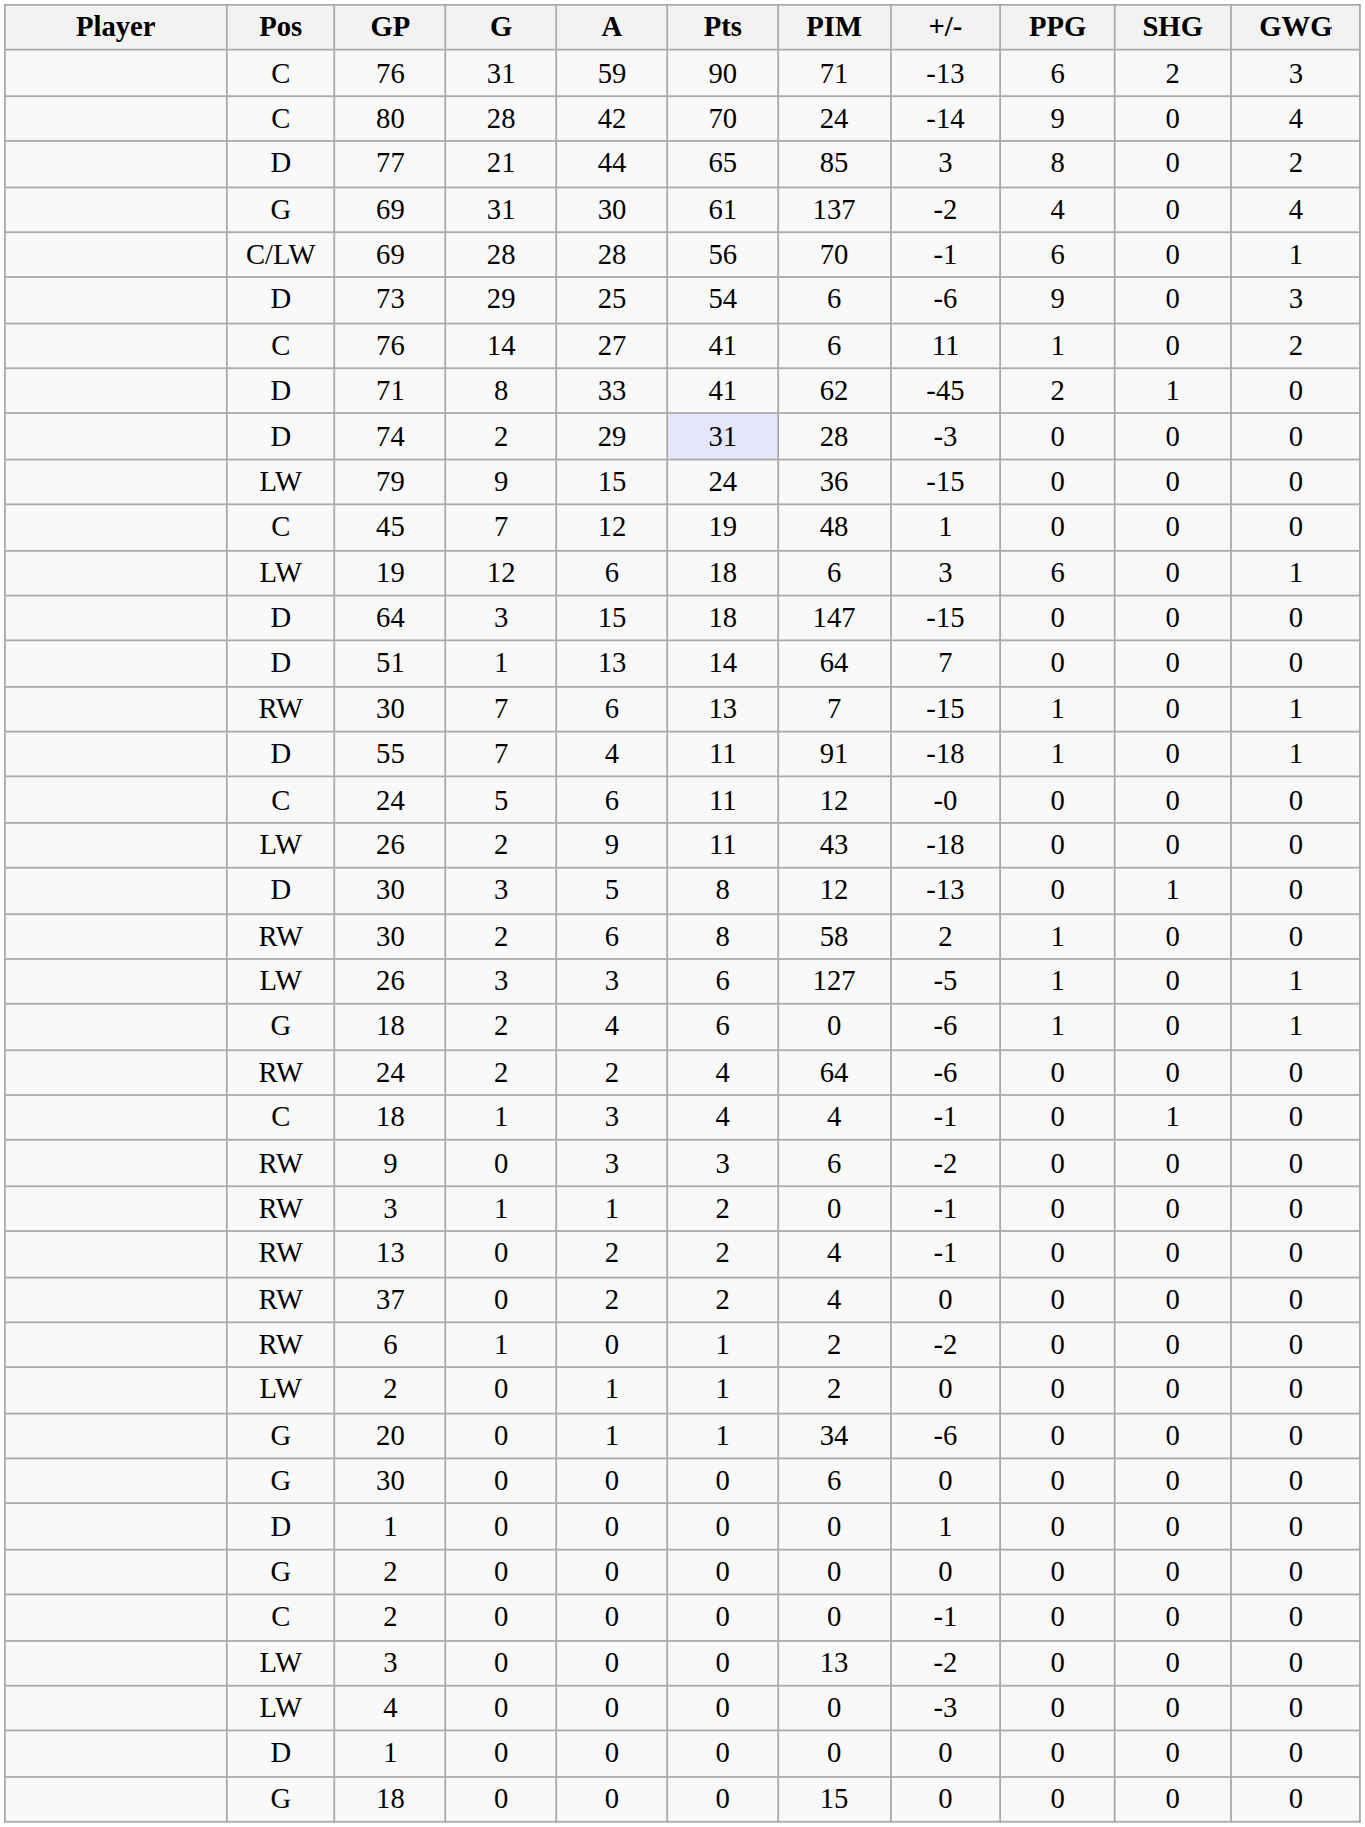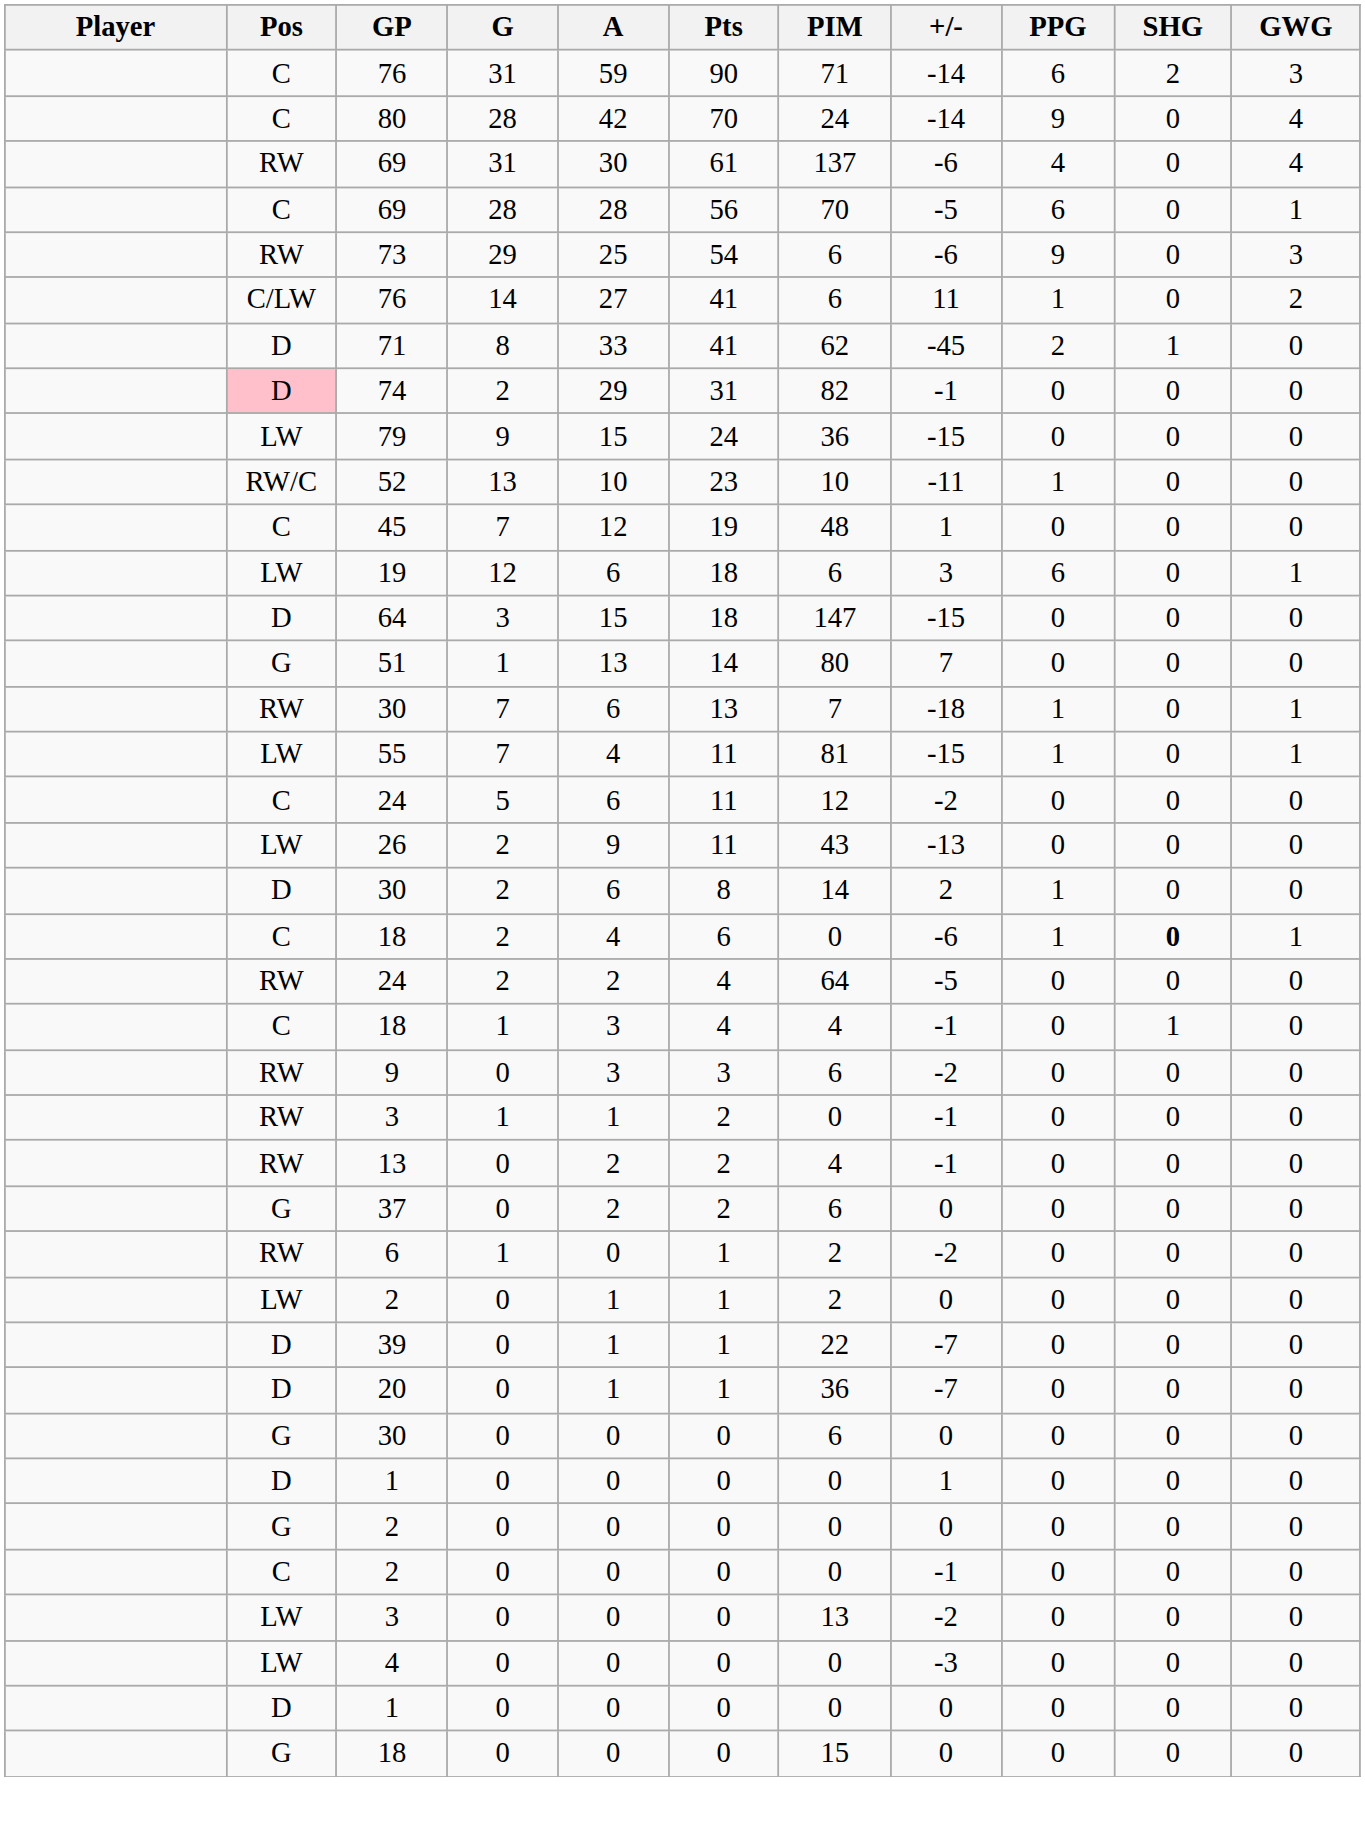(945, 72) -13 -> (946, 72) -14
- row: (390, 163)
(281, 208) G -> (281, 163) RW
(945, 208) -2 -> (946, 163) -6
(281, 254) C/LW -> (281, 208) C
(945, 254) -1 -> (946, 208) -5
(281, 299) D -> (281, 254) RW
(281, 345) C -> (281, 299) C/LW
(281, 436) no background -> (281, 390) pink background
(723, 436) lavender background -> (724, 390) no background
(834, 436) 28 -> (835, 390) 82
(945, 436) -3 -> (946, 390) -1
+ row: (392, 481)
(281, 663) D -> (281, 663) G
(834, 663) 64 -> (835, 663) 80
(945, 708) -15 -> (946, 708) -18
(281, 753) D -> (281, 753) LW
(834, 753) 91 -> (835, 753) 81
(945, 753) -18 -> (946, 753) -15
(945, 799) -0 -> (946, 799) -2
(945, 844) -18 -> (946, 844) -13
- row: (390, 890)
(281, 935) RW -> (281, 890) D
(834, 935) 58 -> (835, 890) 14
- row: (390, 981)
(281, 1026) G -> (281, 935) C
(1173, 1026) normal -> (1173, 935) bold
(945, 1071) -6 -> (946, 981) -5
(281, 1299) RW -> (281, 1208) G
(834, 1299) 4 -> (835, 1208) 6
+ row: (392, 1344)
(281, 1435) G -> (281, 1389) D
(834, 1435) 34 -> (835, 1389) 36
(945, 1435) -6 -> (946, 1389) -7
